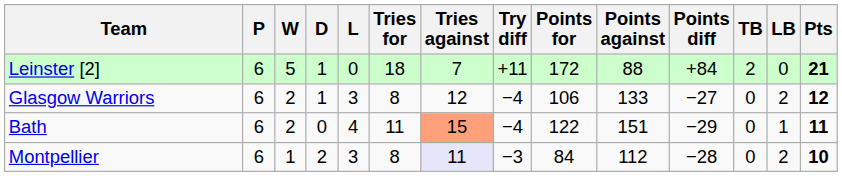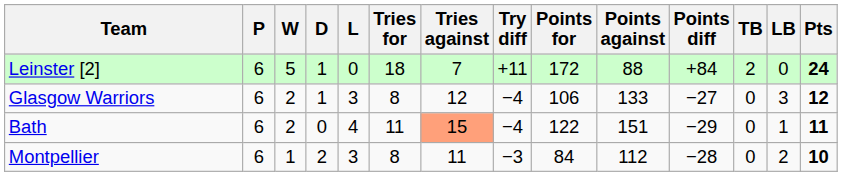(819, 68) 21 -> (819, 68) 24
(783, 98) 2 -> (783, 98) 3
(457, 156) lavender background -> (457, 156) no background
